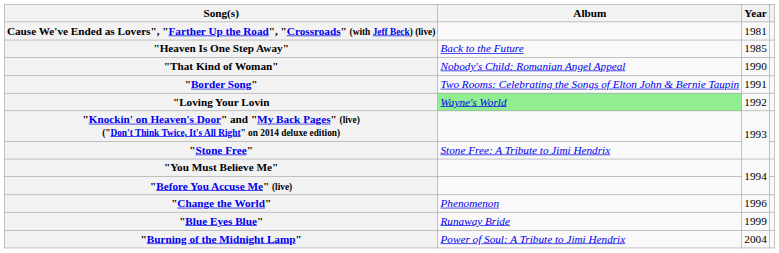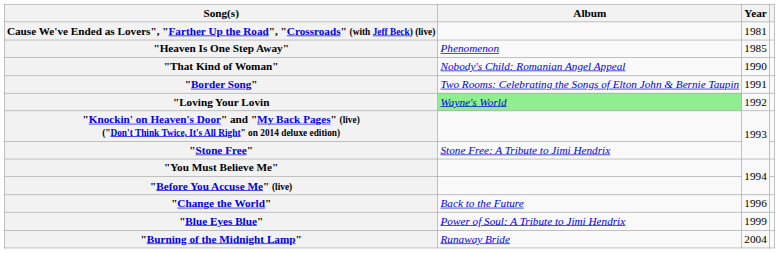(482, 48) Back to the Future -> (470, 48) Phenomenon
(470, 203) Phenomenon -> (482, 203) Back to the Future
(475, 221) Runaway Bride -> (533, 221) Power of Soul: A Tribute to Jimi Hendrix
(533, 239) Power of Soul: A Tribute to Jimi Hendrix -> (475, 239) Runaway Bride
